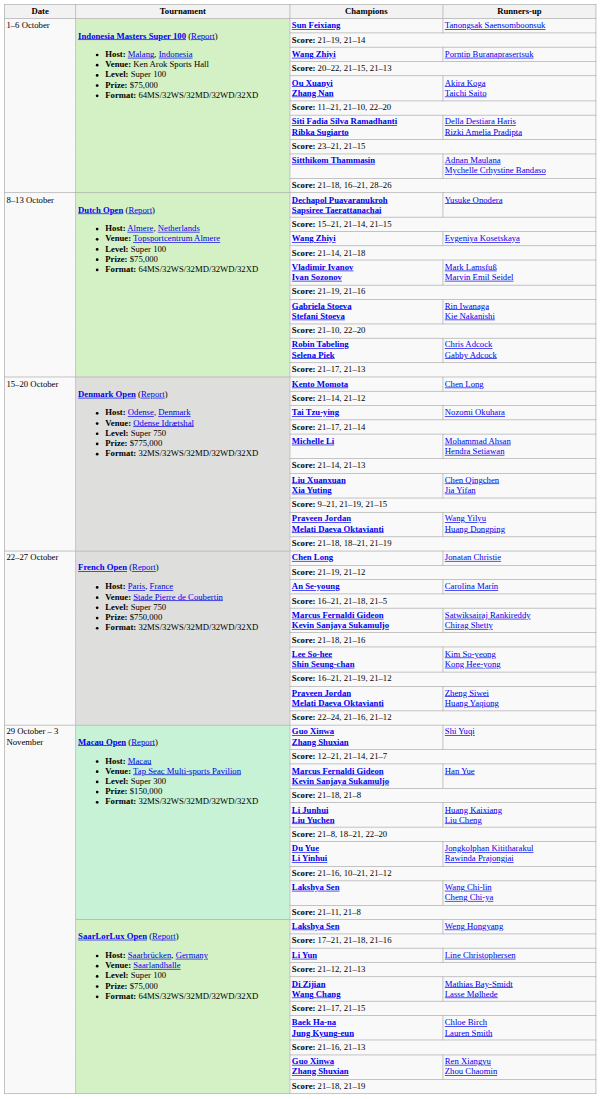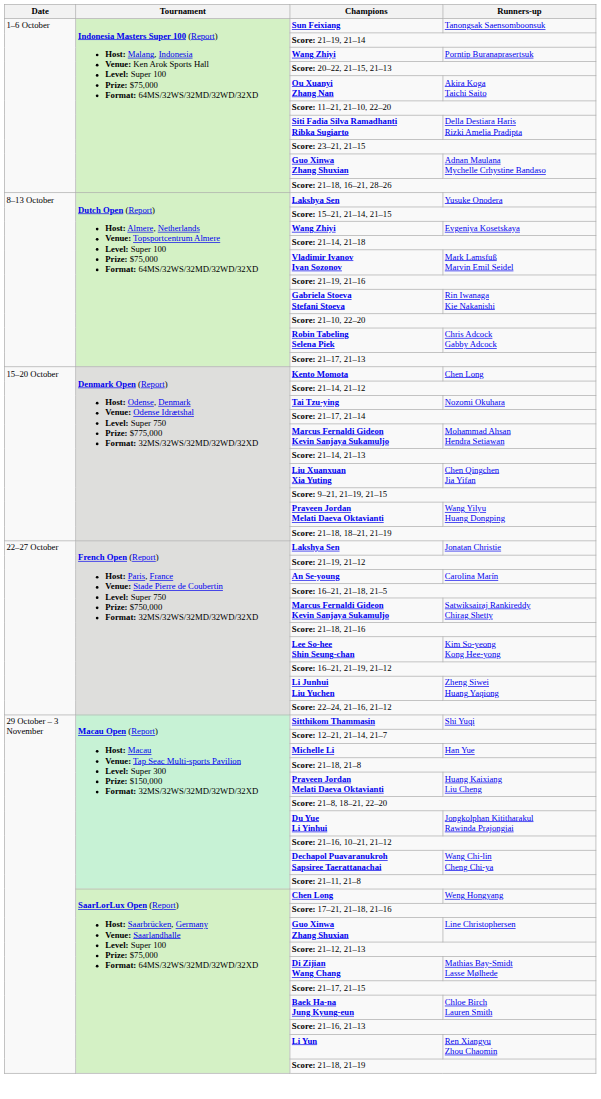(334, 160) Sitthikom Thammasin -> (320, 166) Guo Xinwa Zhang Shuxian
(340, 204) Dechapol Puavaranukroh Sapsiree Taerattanachai -> (316, 199) Lakshya Sen
(313, 441) Michelle Li -> (340, 436) Marcus Fernaldi Gideon Kevin Sanjaya Sukamuljo
(313, 558) Chen Long -> (316, 547) Lakshya Sen
(338, 698) Praveen Jordan Melati Daeva Oktavianti -> (313, 688) Li Junhui Liu Yuchen
(320, 737) Guo Xinwa Zhang Shuxian -> (334, 721) Sitthikom Thammasin
(340, 776) Marcus Fernaldi Gideon Kevin Sanjaya Sukamuljo -> (313, 750) Michelle Li
(313, 815) Li Junhui Liu Yuchen -> (338, 784) Praveen Jordan Melati Daeva Oktavianti
(316, 887) Lakshya Sen -> (340, 862) Dechapol Puavaranukroh Sapsiree Taerattanachai
(316, 926) Lakshya Sen -> (313, 896) Chen Long
(304, 955) Li Yun -> (320, 929) Guo Xinwa Zhang Shuxian
(320, 1066) Guo Xinwa Zhang Shuxian -> (304, 1041) Li Yun
